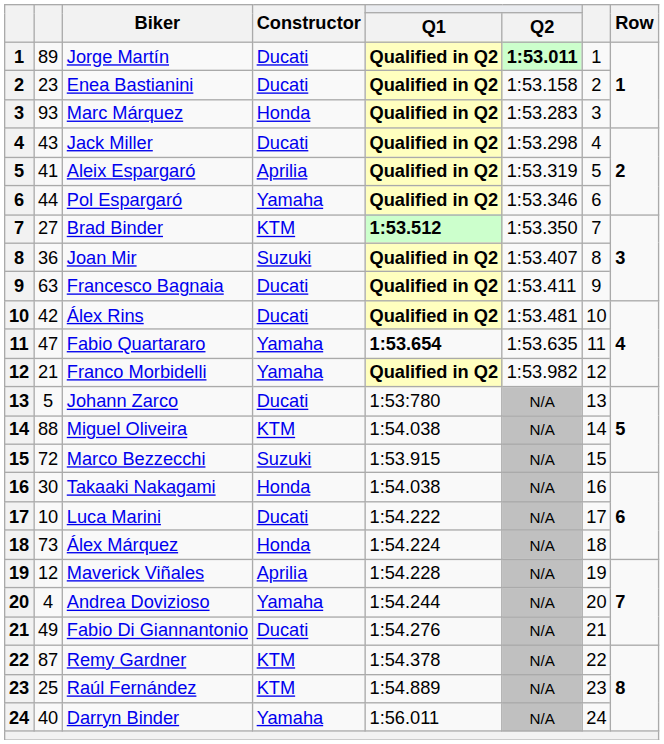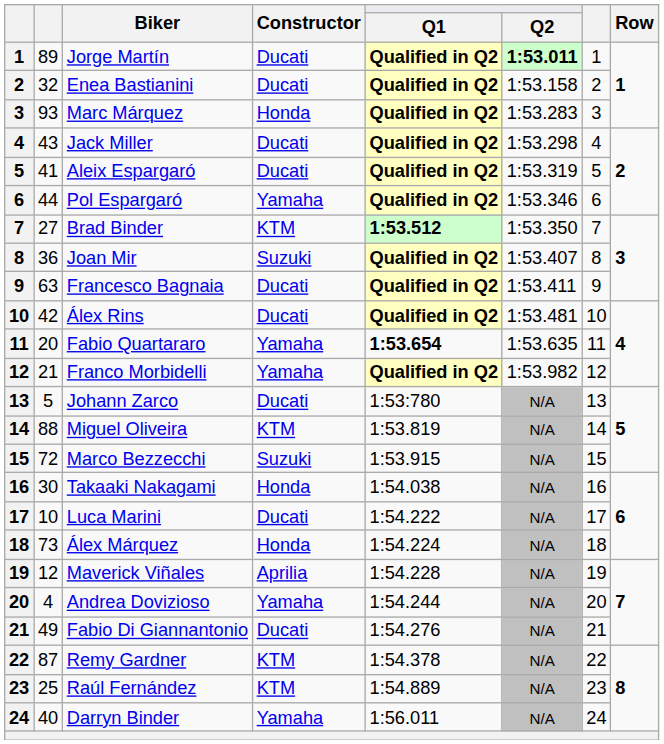(48, 85) 23 -> (48, 85) 32
(282, 171) Aprilia -> (282, 171) Ducati
(48, 343) 47 -> (48, 343) 20
(405, 429) 1:54.038 -> (405, 429) 1:53.819
